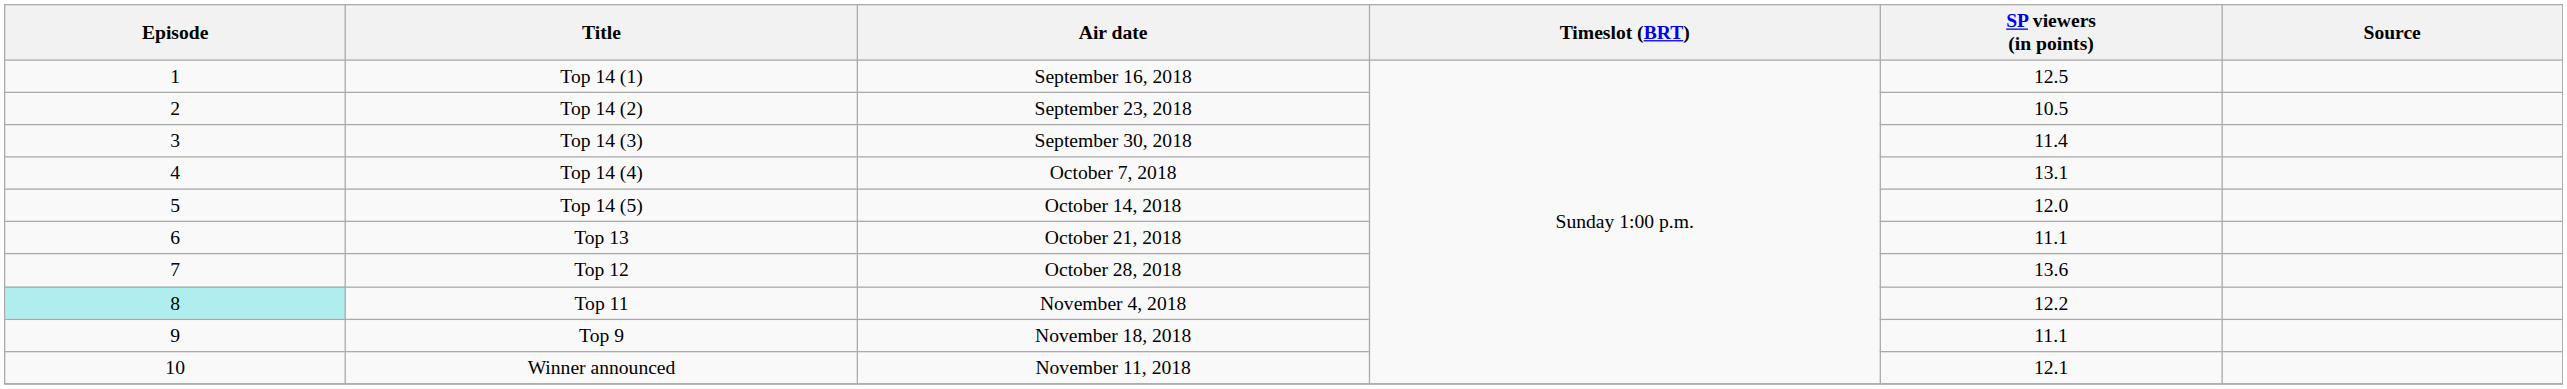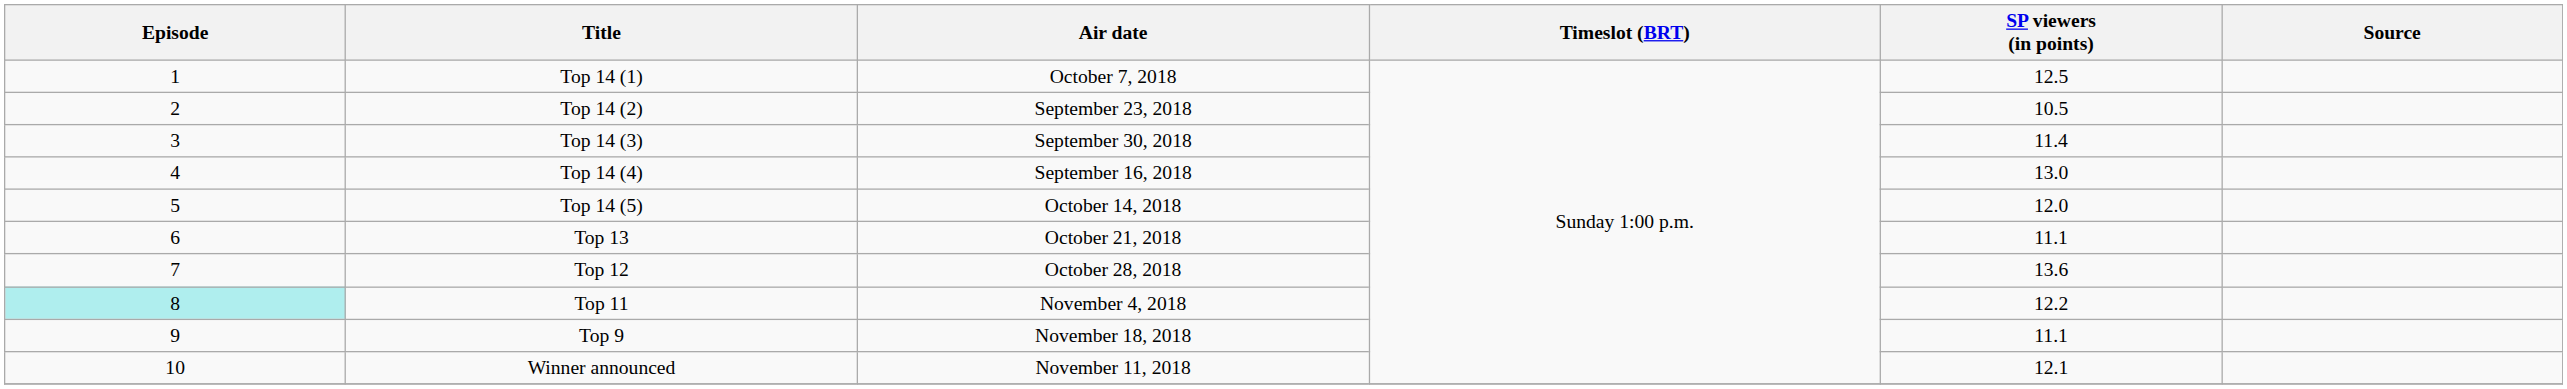(1113, 76) September 16, 2018 -> (1113, 76) October 7, 2018
(1113, 173) October 7, 2018 -> (1113, 173) September 16, 2018
(2051, 173) 13.1 -> (2051, 173) 13.0
